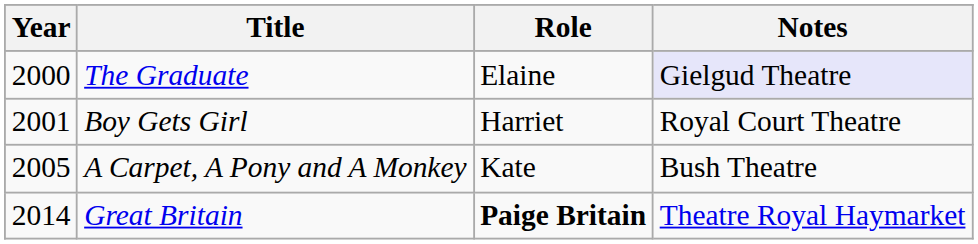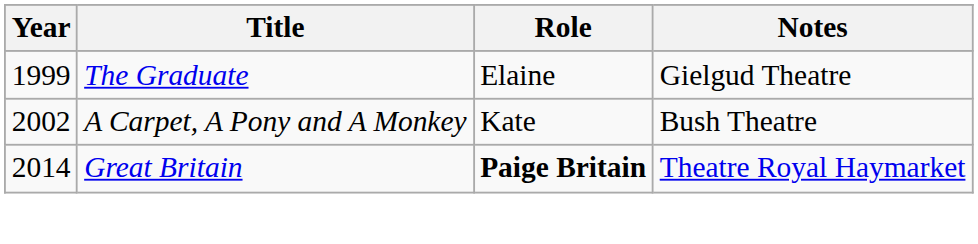(41, 74) 2000 -> (41, 74) 1999
(755, 74) lavender background -> (755, 74) no background
- row: (166, 121)
(41, 167) 2005 -> (41, 121) 2002
